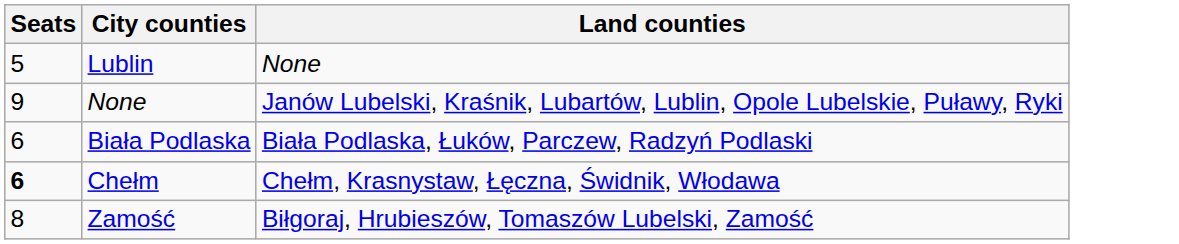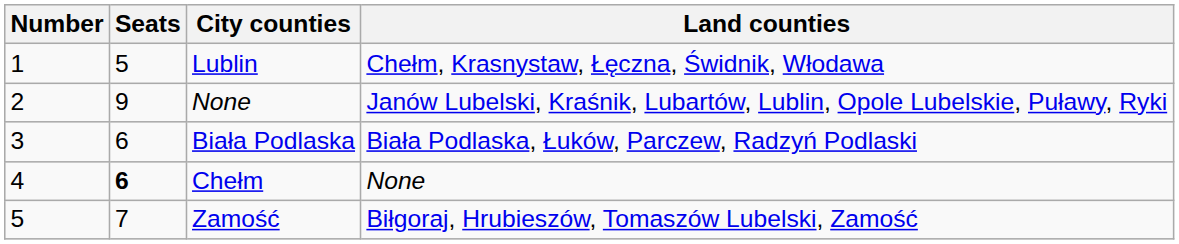+ column: (57, 24)
(291, 63) None -> (625, 63) Chełm, Krasnystaw, Łęczna, Świdnik, Włodawa
(521, 180) Chełm, Krasnystaw, Łęczna, Świdnik, Włodawa -> (396, 180) None
(17, 219) 8 -> (122, 219) 7
